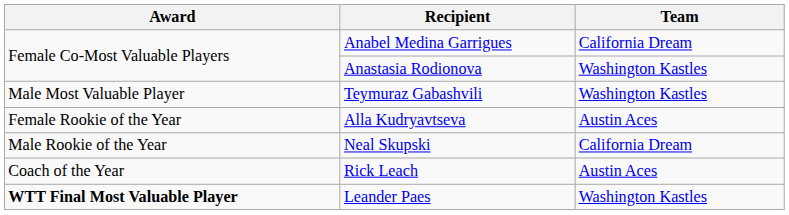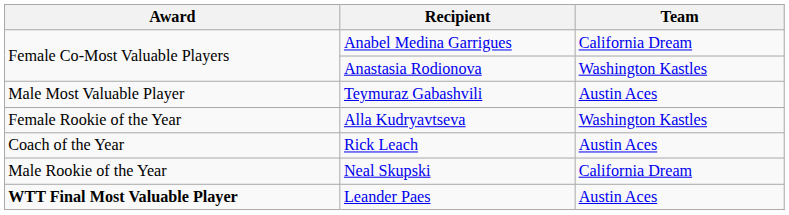(643, 94) Washington Kastles -> (618, 94) Austin Aces
(618, 119) Austin Aces -> (643, 119) Washington Kastles
rows swapped: (387, 145) <-> (381, 171)
(643, 196) Washington Kastles -> (618, 196) Austin Aces
